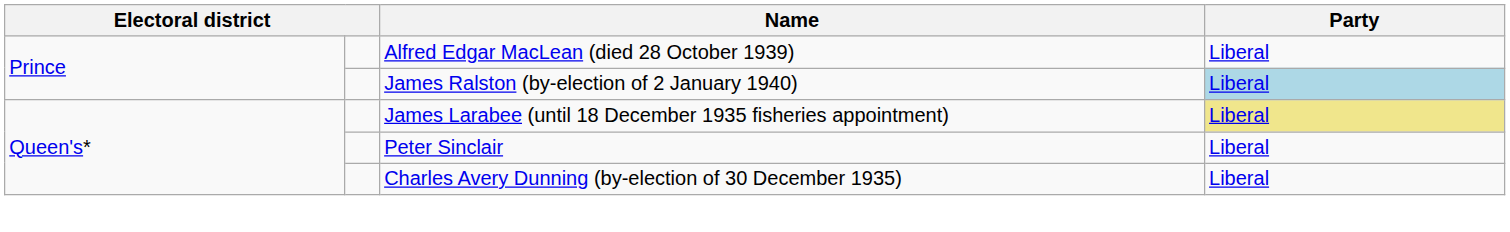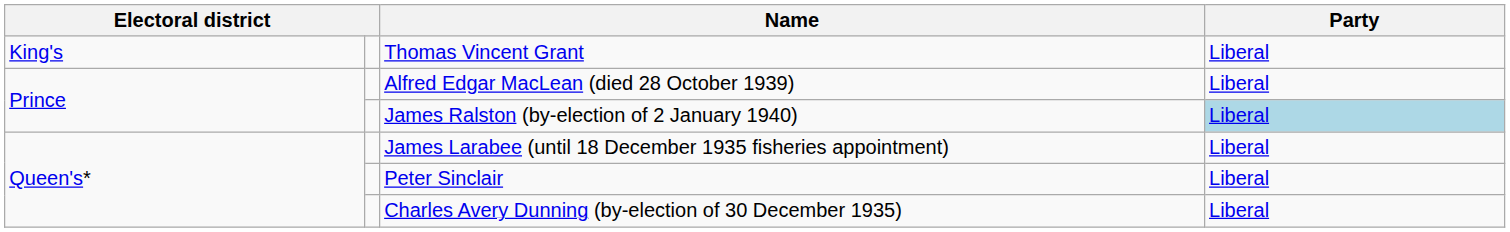+ row: (484, 52)
(1239, 115) khaki background -> (1239, 147) no background
